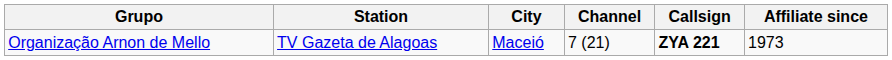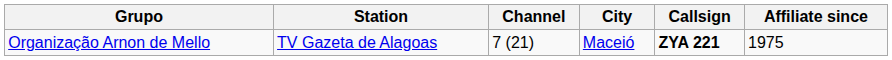columns swapped: (526, 17) <-> (610, 17)
(766, 42) 1973 -> (766, 42) 1975
